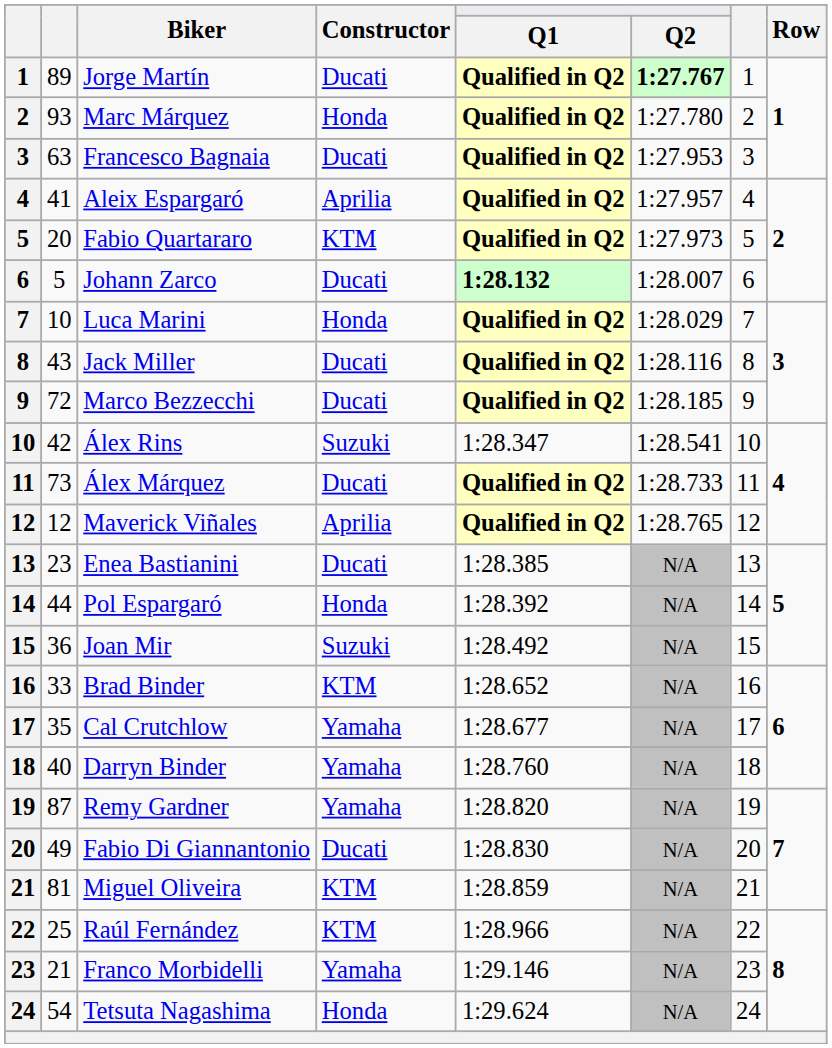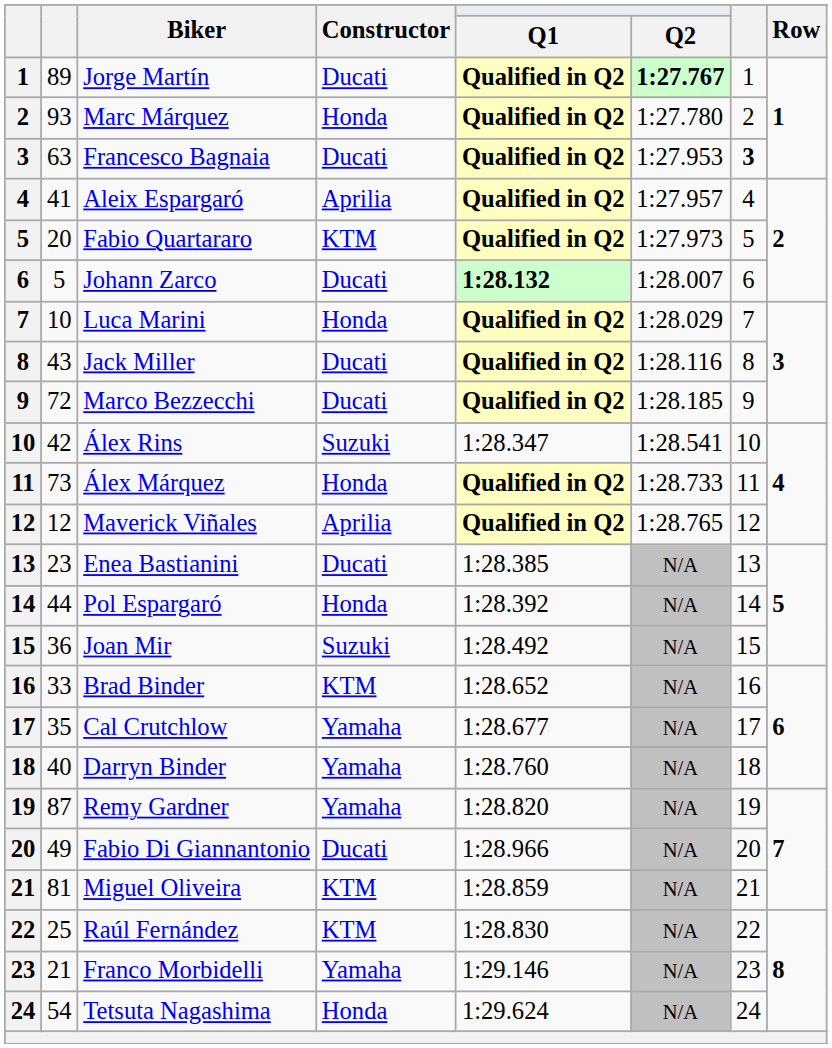(748, 157) normal -> (748, 157) bold
(355, 482) Ducati -> (355, 482) Honda
(505, 848) 1:28.830 -> (505, 848) 1:28.966
(505, 929) 1:28.966 -> (505, 929) 1:28.830
